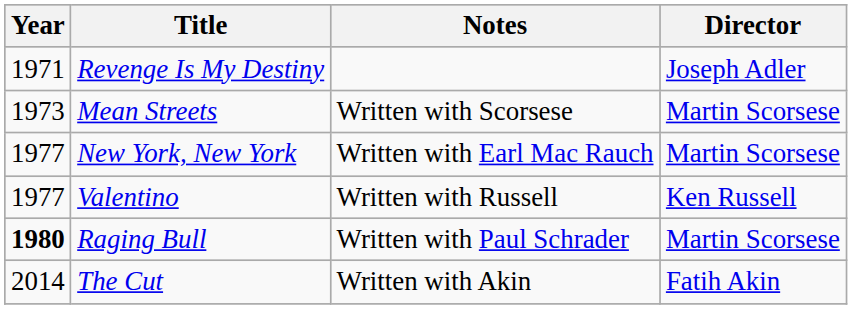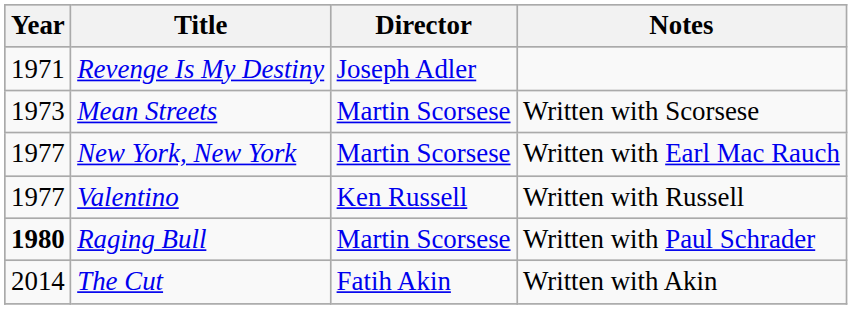columns swapped: (753, 25) <-> (495, 25)
